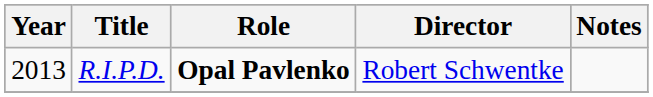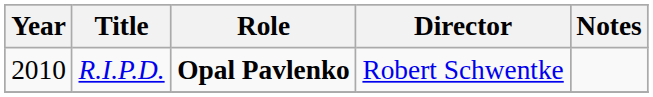(39, 69) 2013 -> (39, 69) 2010
